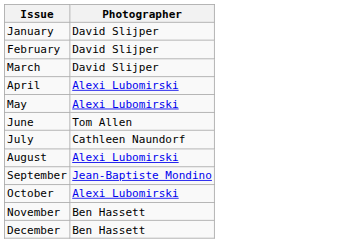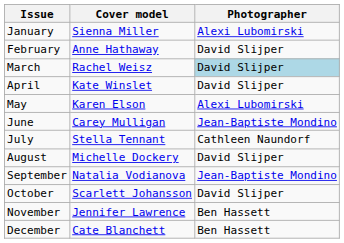+ column: (132, 13)
(115, 31) David Slijper -> (250, 31) Alexi Lubomirski
(115, 67) no background -> (240, 67) lightblue background
(125, 85) Alexi Lubomirski -> (240, 85) David Slijper
(102, 121) Tom Allen -> (267, 121) Jean-Baptiste Mondino
(125, 158) Alexi Lubomirski -> (240, 158) David Slijper
(125, 194) Alexi Lubomirski -> (240, 194) David Slijper
